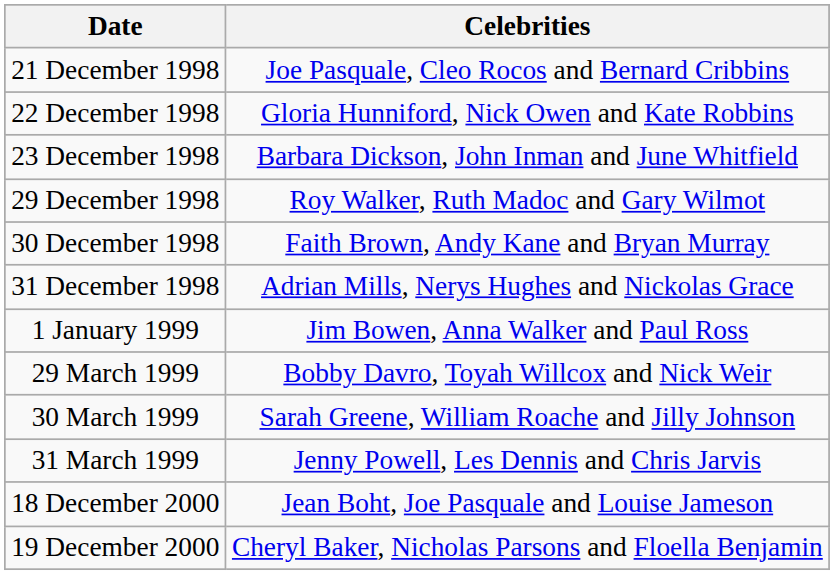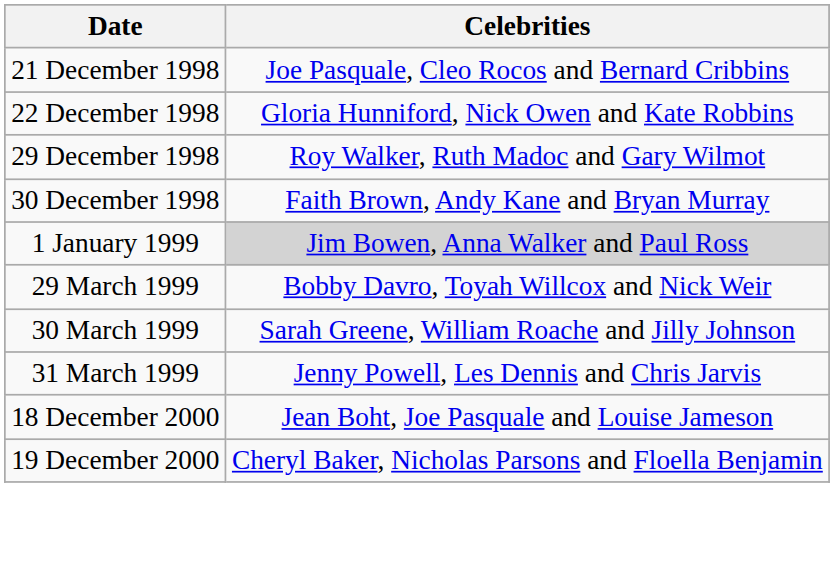- row: (115, 156)
- row: (115, 286)
(527, 329) no background -> (527, 243) lightgrey background
